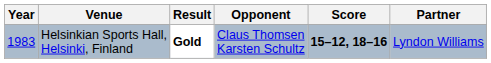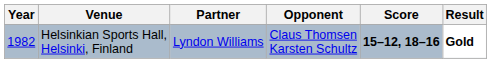columns swapped: (438, 15) <-> (192, 15)
(21, 41) 1983 -> (21, 41) 1982
